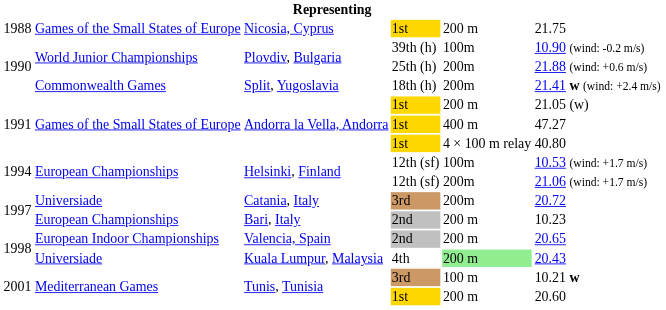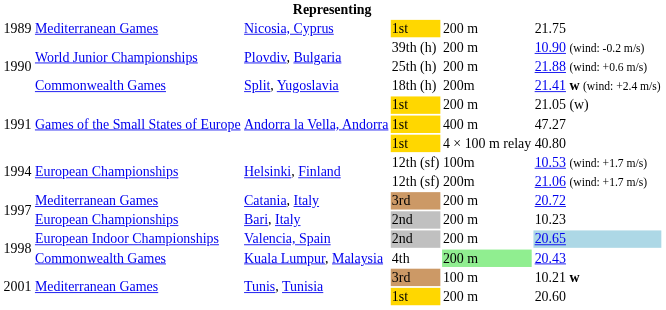(18, 28) 1988 -> (18, 28) 1989
(138, 28) Games of the Small States of Europe -> (97, 28) Mediterranean Games
(459, 47) 100m -> (460, 47) 200 m
(459, 66) 200m -> (460, 66) 200 m
(69, 200) Universiade -> (97, 200) Mediterranean Games
(459, 200) 200m -> (460, 200) 200 m
(550, 239) no background -> (550, 239) lightblue background
(69, 258) Universiade -> (100, 258) Commonwealth Games
